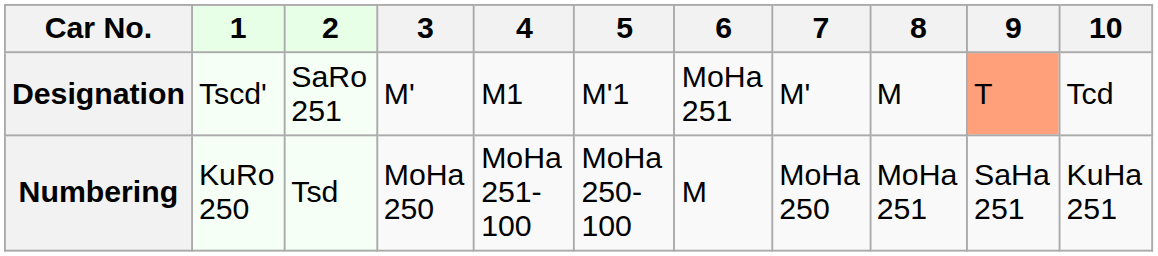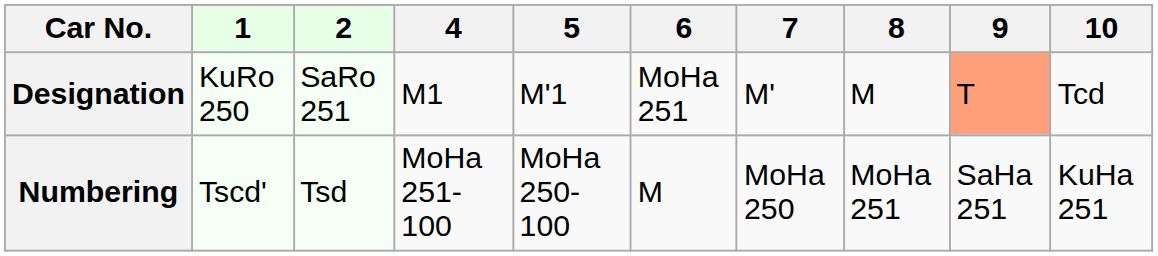- column: (425, 28)
(233, 93) Tscd' -> (237, 93) KuRo 250
(237, 192) KuRo 250 -> (233, 192) Tscd'
